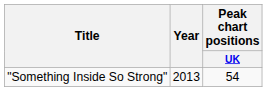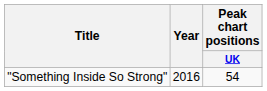(186, 77) 2013 -> (186, 77) 2016
